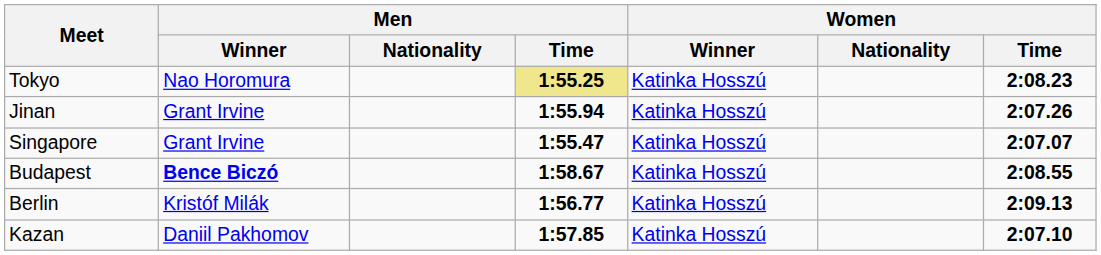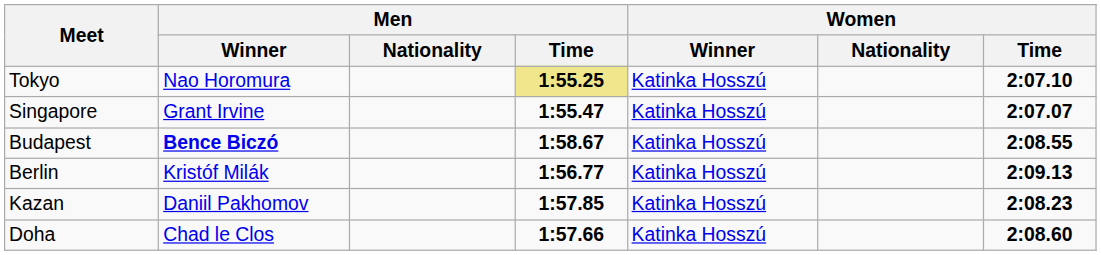(1040, 81) 2:08.23 -> (1040, 81) 2:07.10
- row: (32, 111)
(1040, 234) 2:07.10 -> (1040, 204) 2:08.23
+ row: (32, 234)
